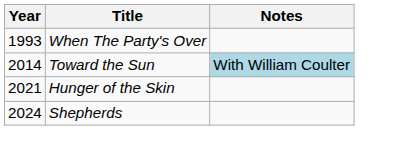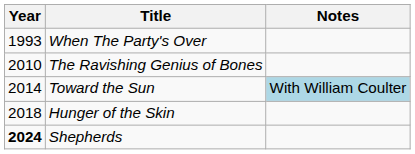+ row: (156, 64)
(25, 88) 2021 -> (25, 112) 2018
(25, 112) normal -> (25, 137) bold
